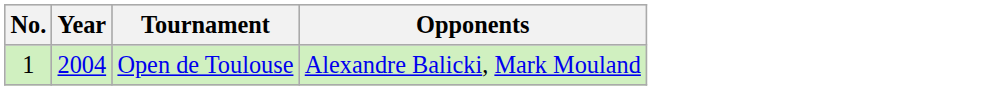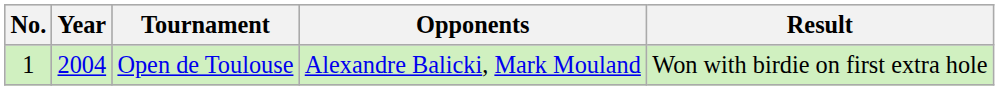+ column: (820, 24)
